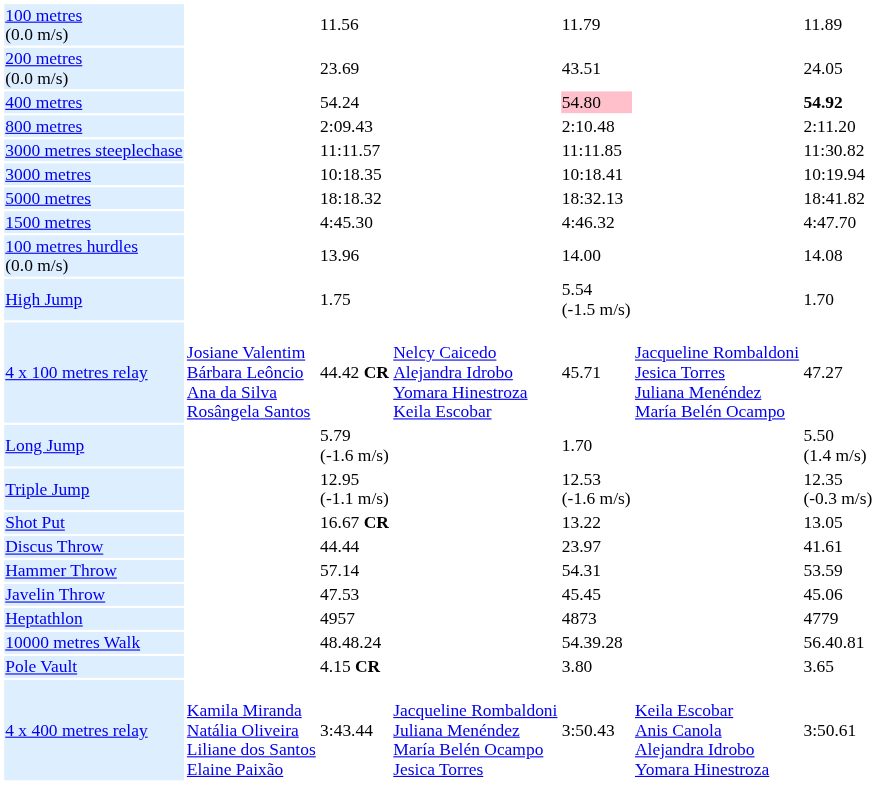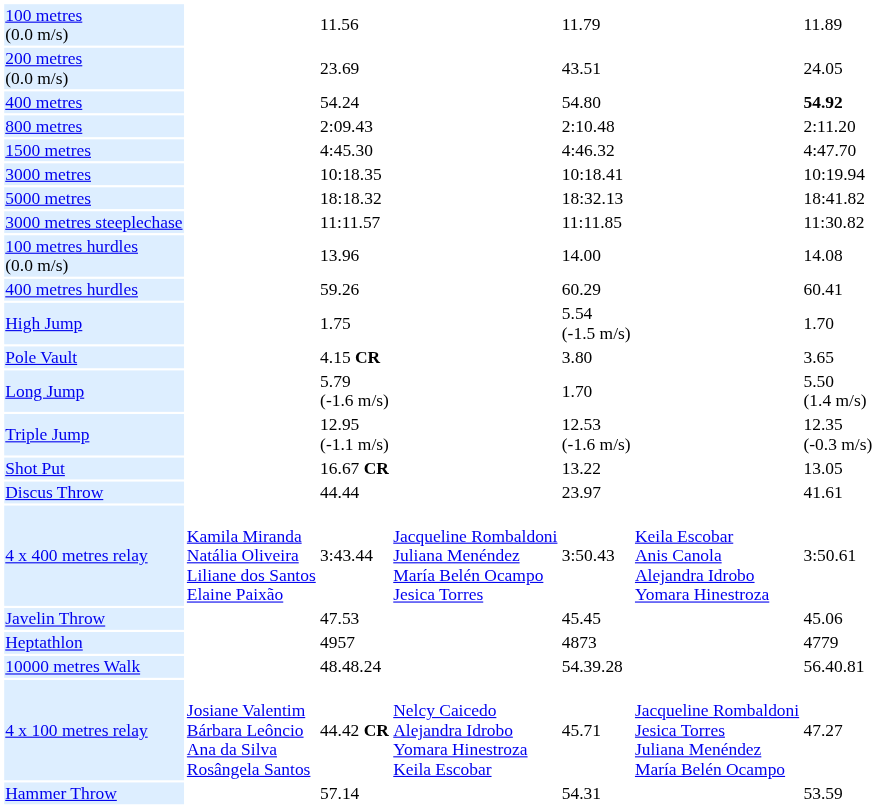(581, 102) pink background -> (581, 102) no background
rows swapped: (48, 222) <-> (94, 150)
+ row: (72, 289)
rows swapped: (41, 666) <-> (76, 372)
rows swapped: (61, 570) <-> (76, 730)
